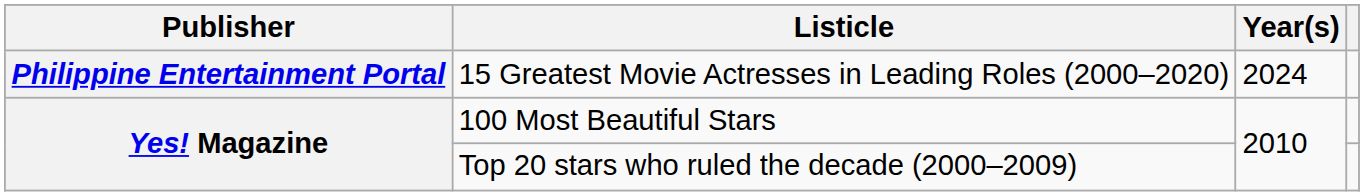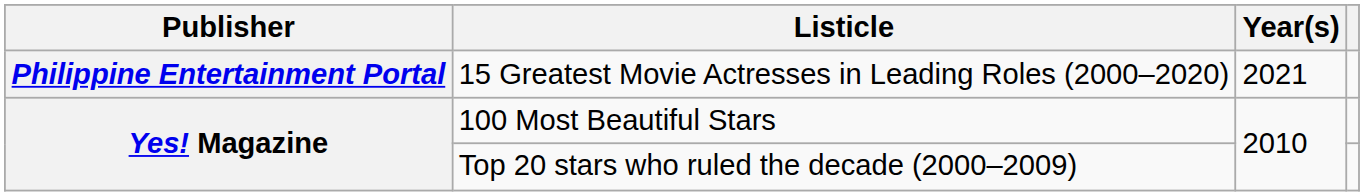(1275, 73) 2024 -> (1275, 73) 2021
